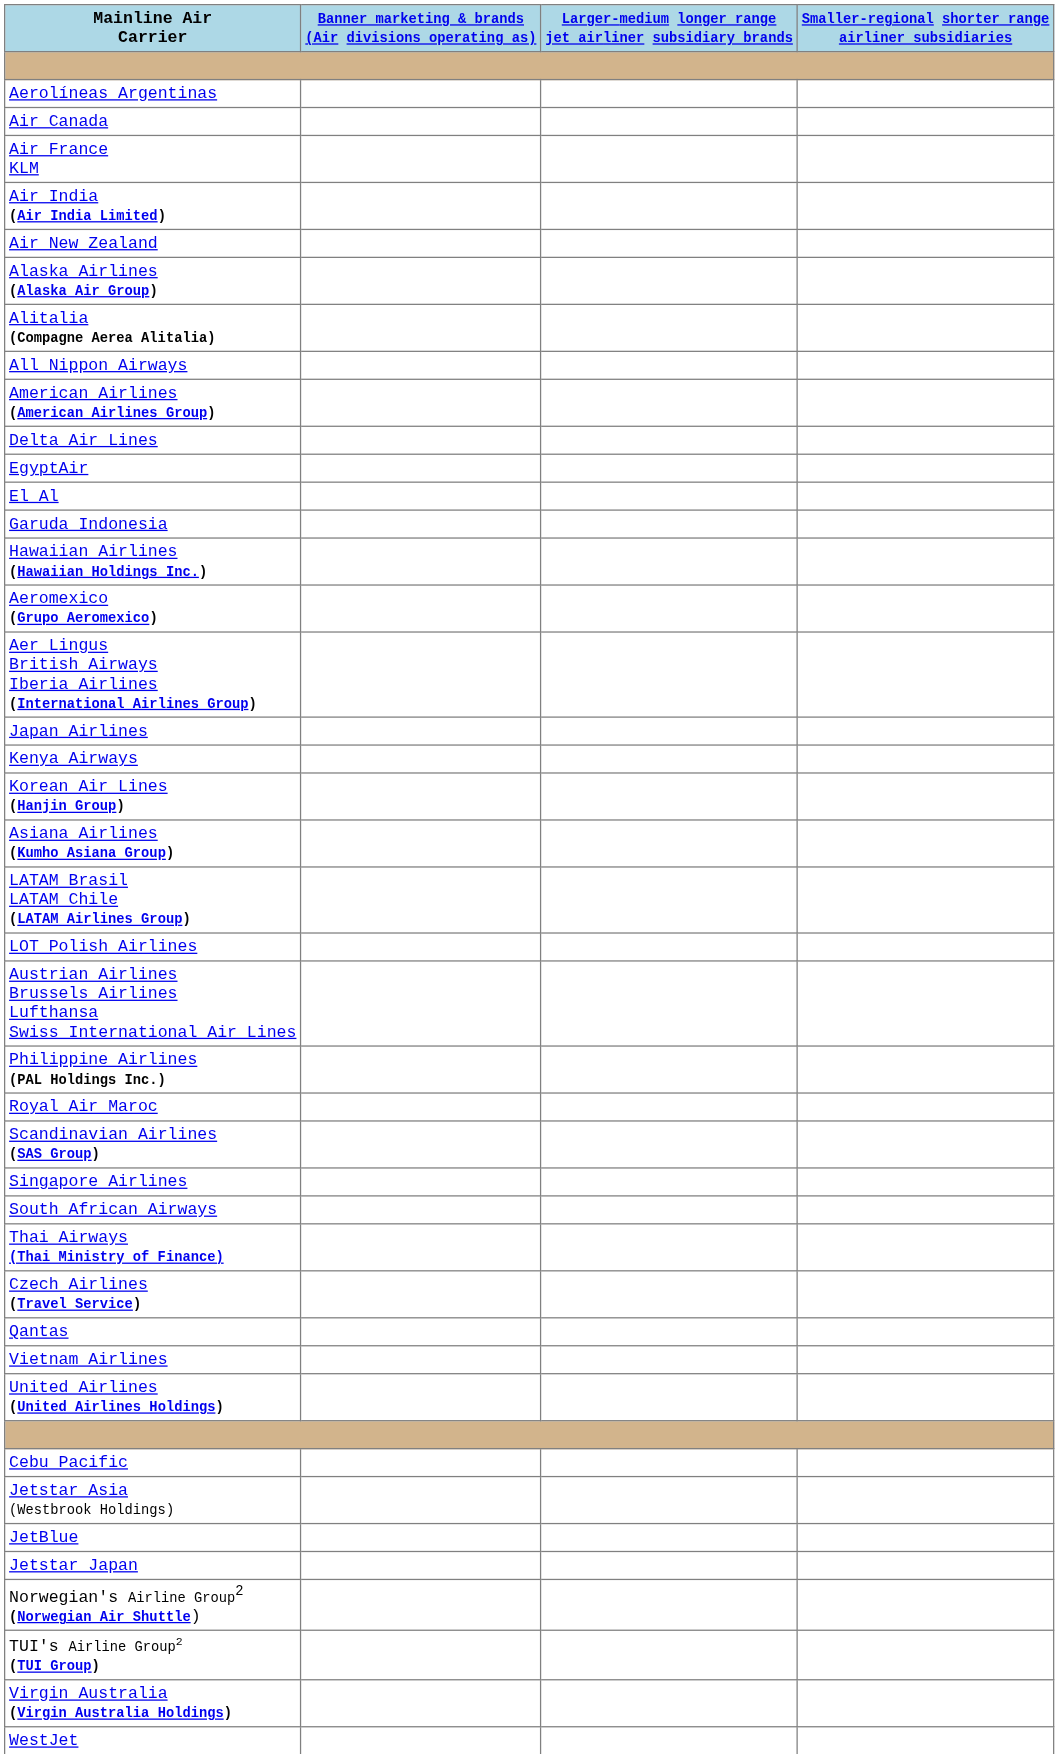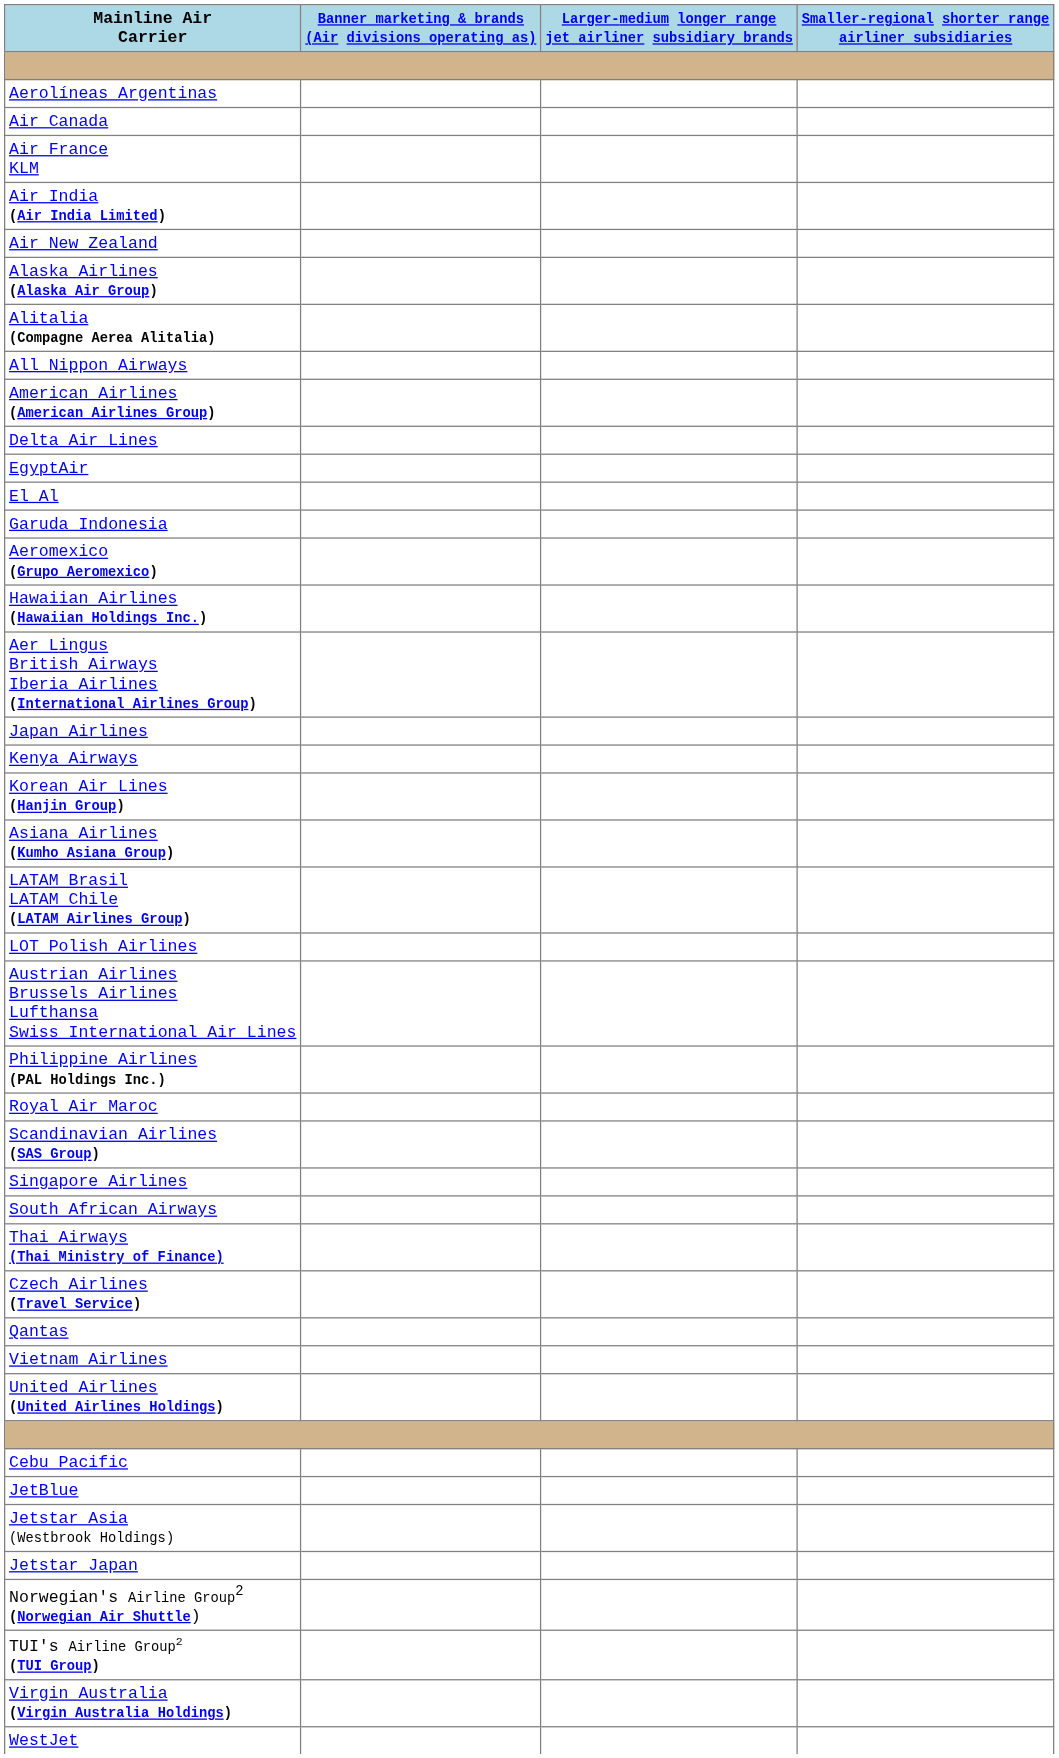rows swapped: (83, 608) <-> (108, 561)
rows swapped: (44, 1538) <-> (92, 1499)
